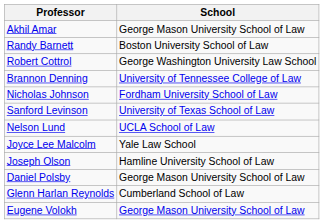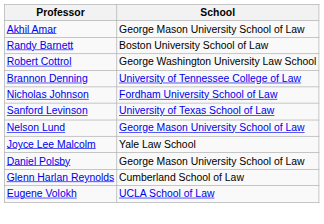(167, 128) UCLA School of Law -> (212, 128) George Mason University School of Law
- row: (39, 161)
(212, 210) George Mason University School of Law -> (167, 194) UCLA School of Law
